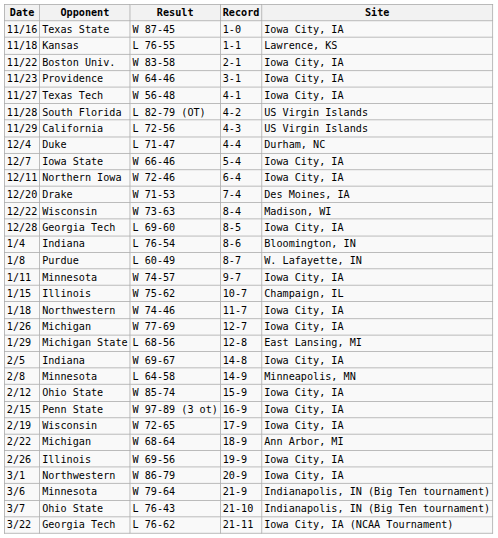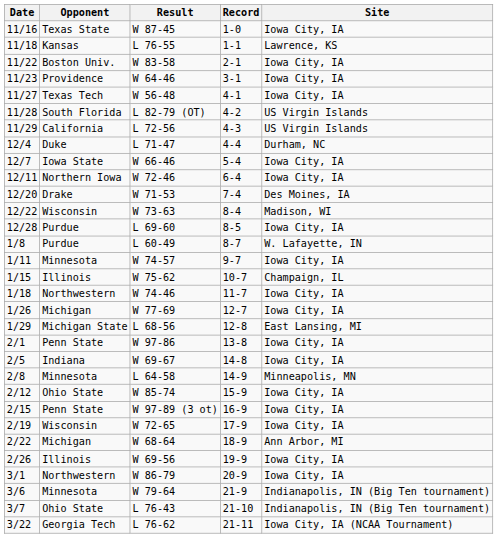(79, 227) Georgia Tech -> (60, 227) Purdue
- row: (16, 244)
+ row: (16, 343)
